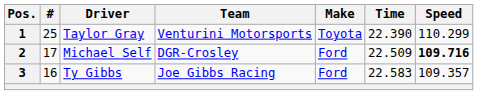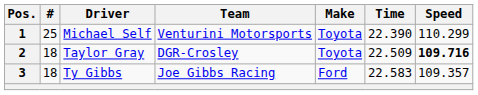(104, 34) Taylor Gray -> (108, 34) Michael Self
(50, 54) 17 -> (50, 54) 18
(108, 54) Michael Self -> (104, 54) Taylor Gray
(333, 54) Ford -> (340, 54) Toyota
(50, 74) 16 -> (50, 74) 18
